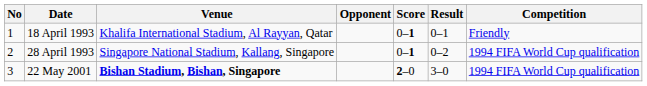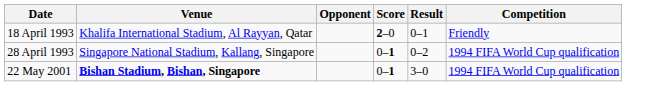- column: (14, 14)
(406, 33) 0–1 -> (385, 33) 2–0
(406, 71) 2–0 -> (385, 71) 0–1
